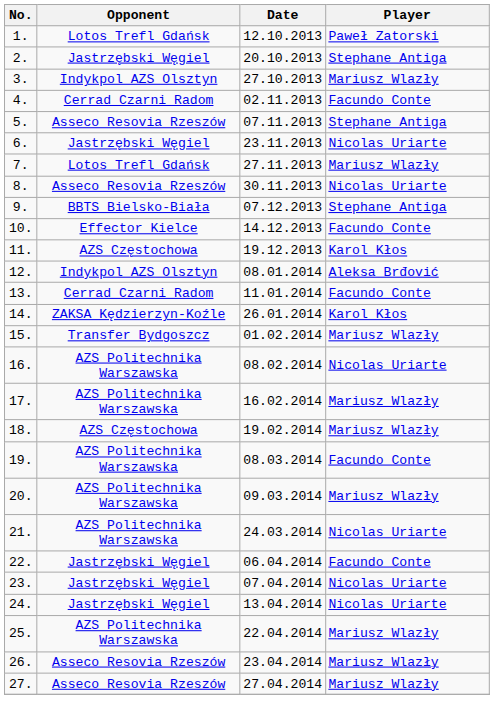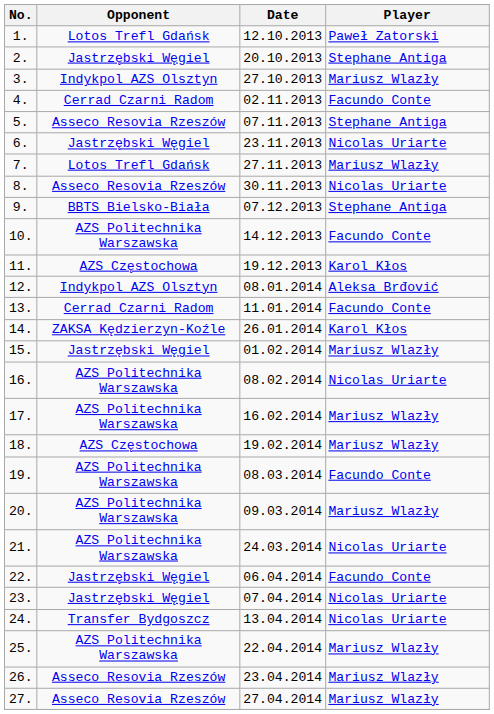(139, 229) Effector Kielce -> (139, 237) AZS Politechnika Warszawska
(139, 336) Transfer Bydgoszcz -> (139, 351) Jastrzębski Węgiel
(139, 605) Jastrzębski Węgiel -> (139, 620) Transfer Bydgoszcz
